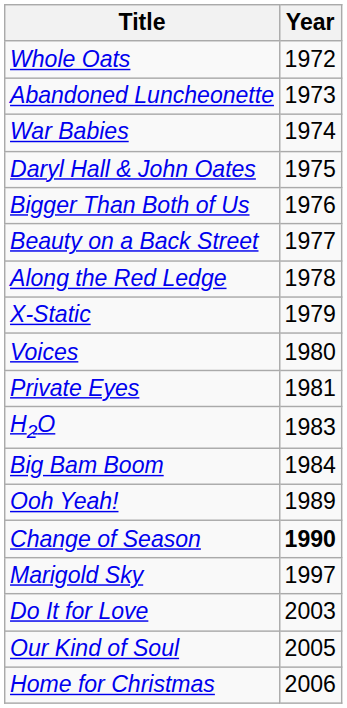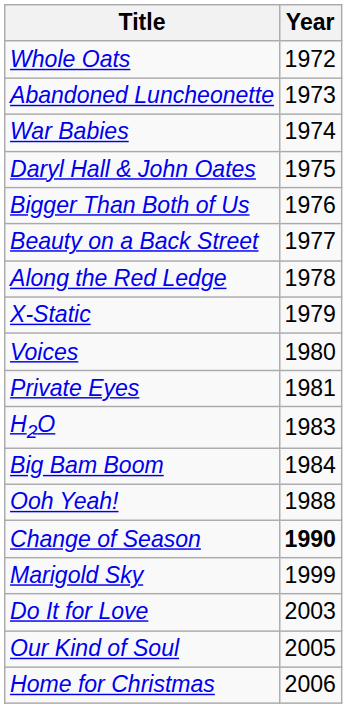(310, 502) 1989 -> (310, 502) 1988
(310, 575) 1997 -> (310, 575) 1999
